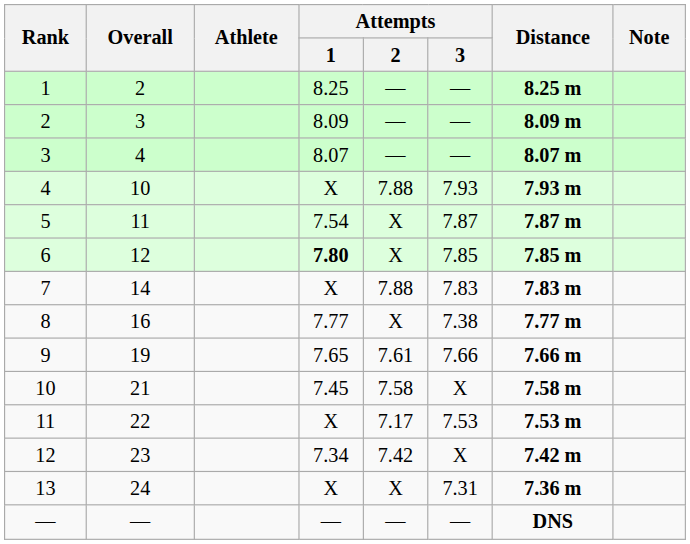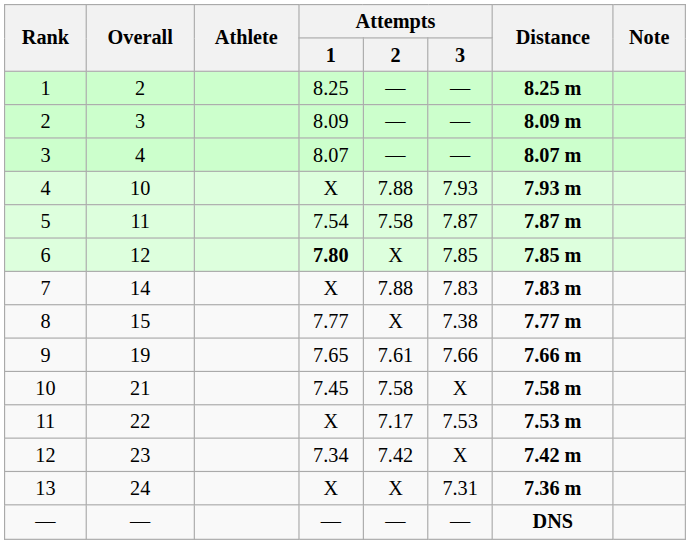(395, 221) X -> (395, 221) 7.58
(140, 321) 16 -> (140, 321) 15
